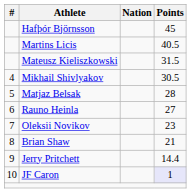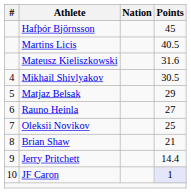(170, 61) 31.5 -> (170, 61) 31.6
(170, 93) 28 -> (170, 93) 29
(170, 126) 23 -> (170, 126) 25
